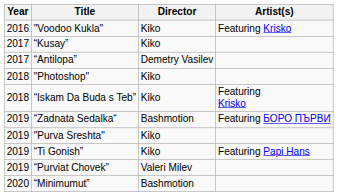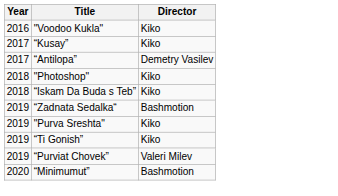- column: (274, 12)
